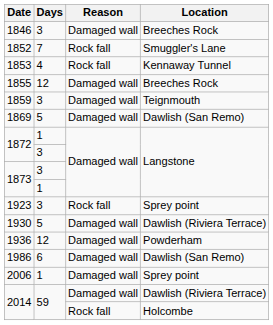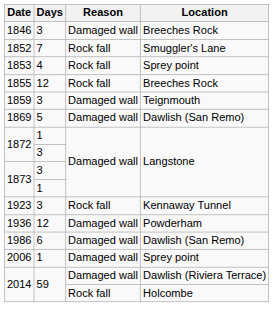(187, 65) Kennaway Tunnel -> (171, 65) Sprey point
(103, 83) Damaged wall -> (89, 83) Rock fall
(171, 205) Sprey point -> (187, 205) Kennaway Tunnel
- row: (19, 223)
